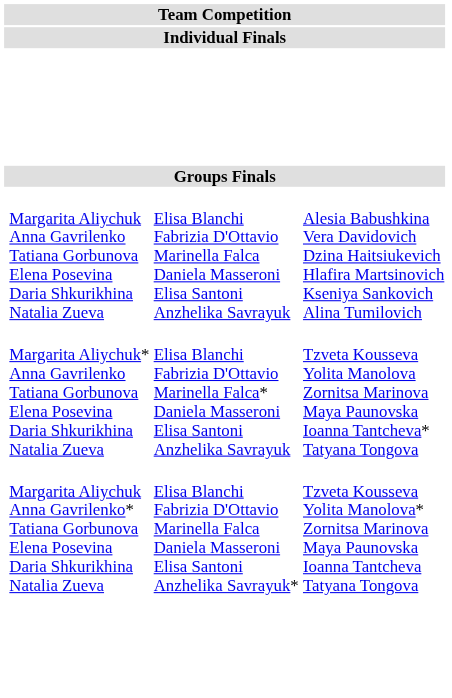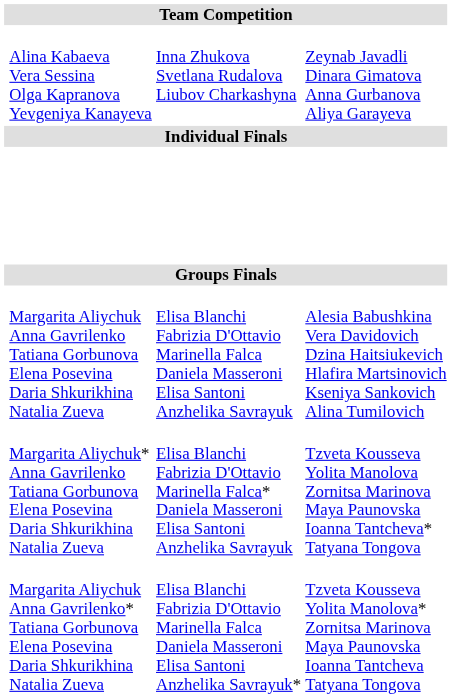+ row: (81, 84)
